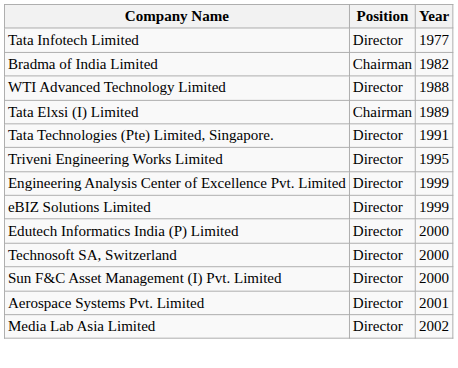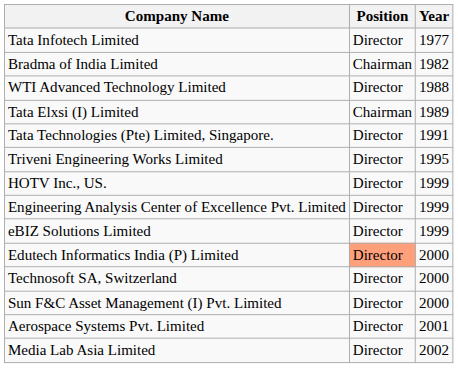+ row: (57, 183)
(378, 231) no background -> (378, 254) lightsalmon background
